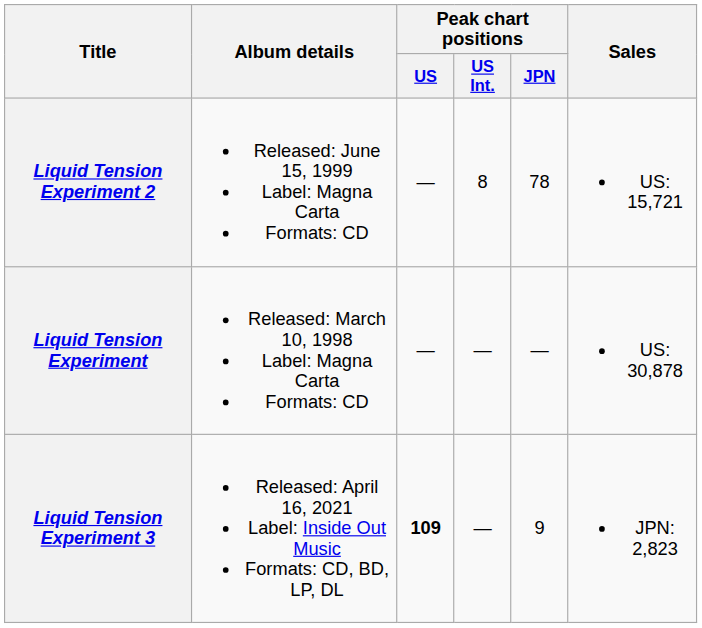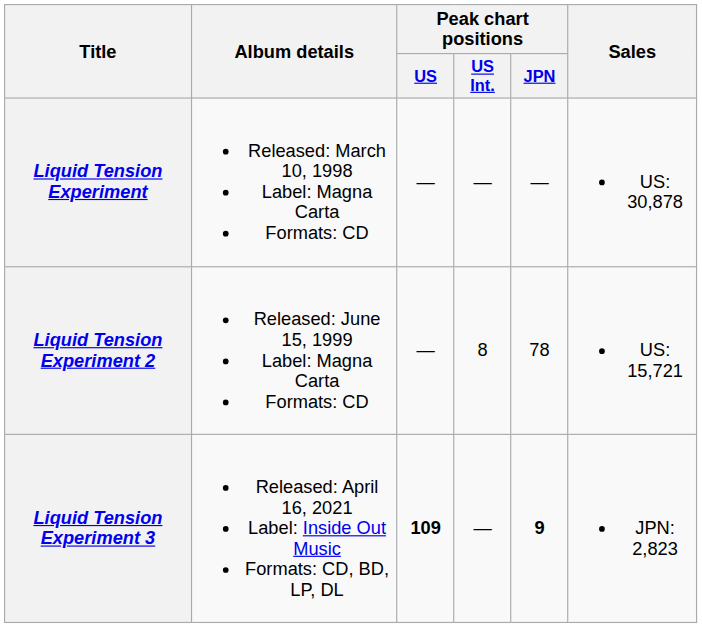rows swapped: (98, 350) <-> (98, 182)
(539, 528) normal -> (539, 528) bold
